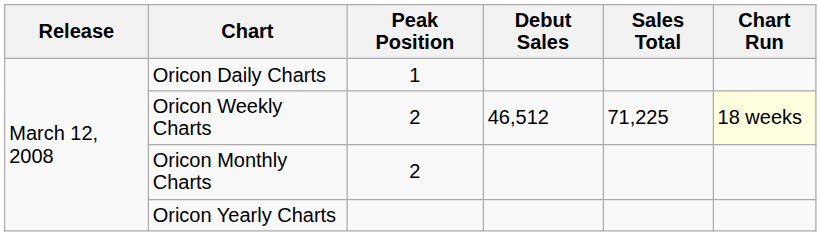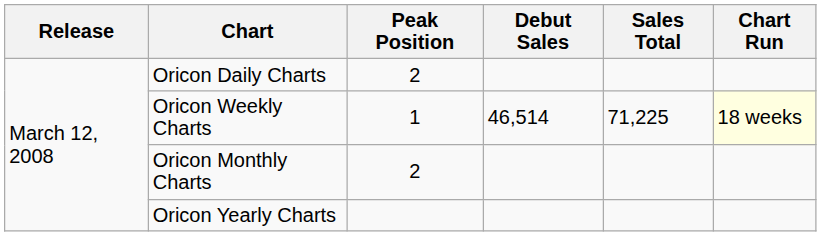(415, 74) 1 -> (415, 74) 2
(415, 117) 2 -> (415, 117) 1
(518, 117) 46,512 -> (518, 117) 46,514
